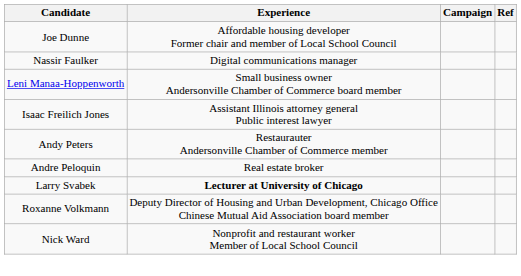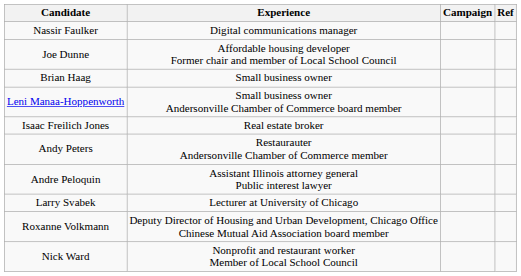rows swapped: (66, 36) <-> (66, 60)
+ row: (66, 78)
(284, 114) Assistant Illinois attorney general Public interest lawyer -> (284, 125) Real estate broker
(284, 167) Real estate broker -> (284, 179) Assistant Illinois attorney general Public interest lawyer
(284, 185) bold -> (284, 203) normal
